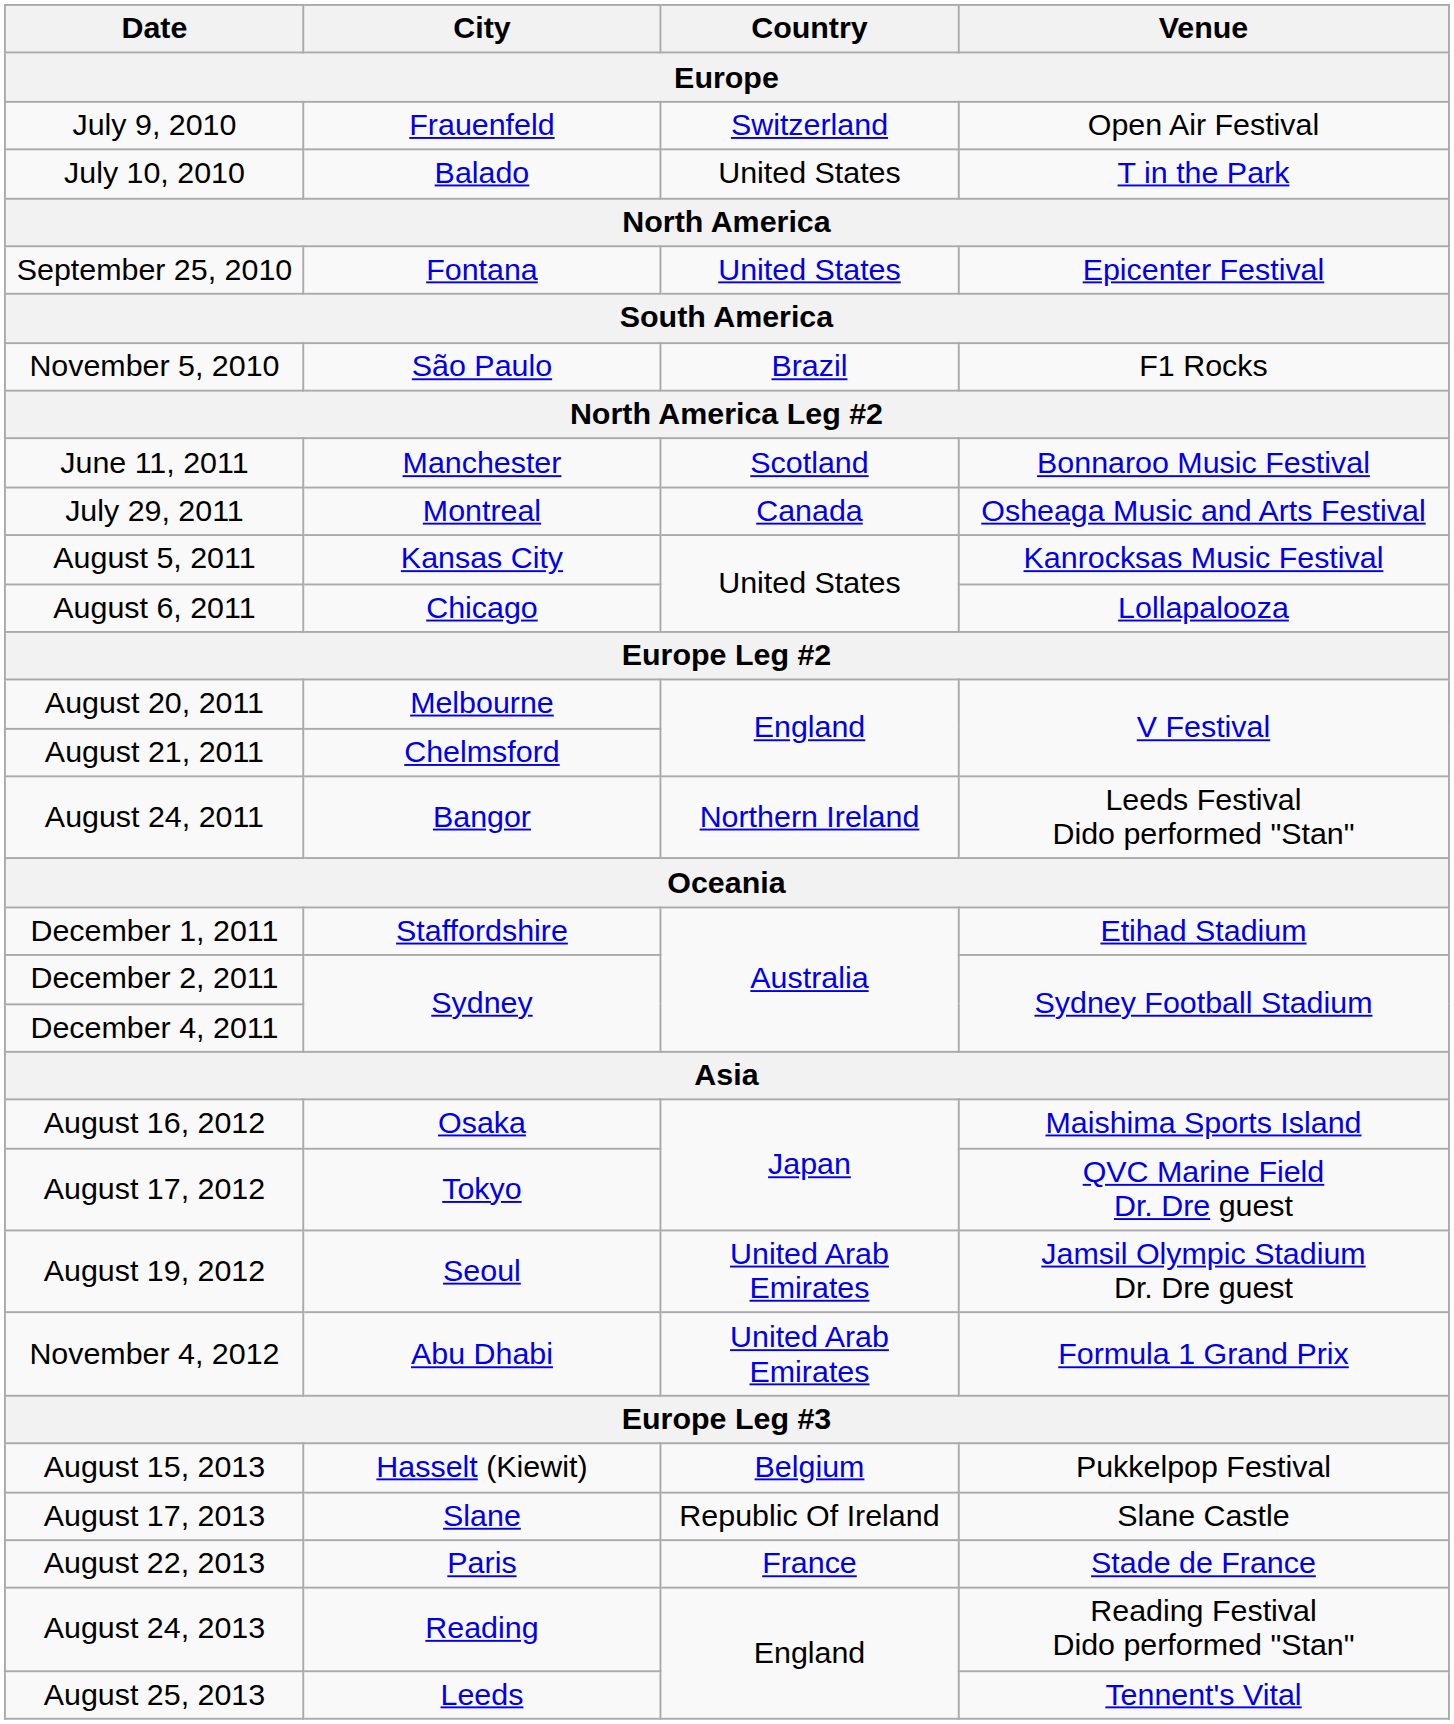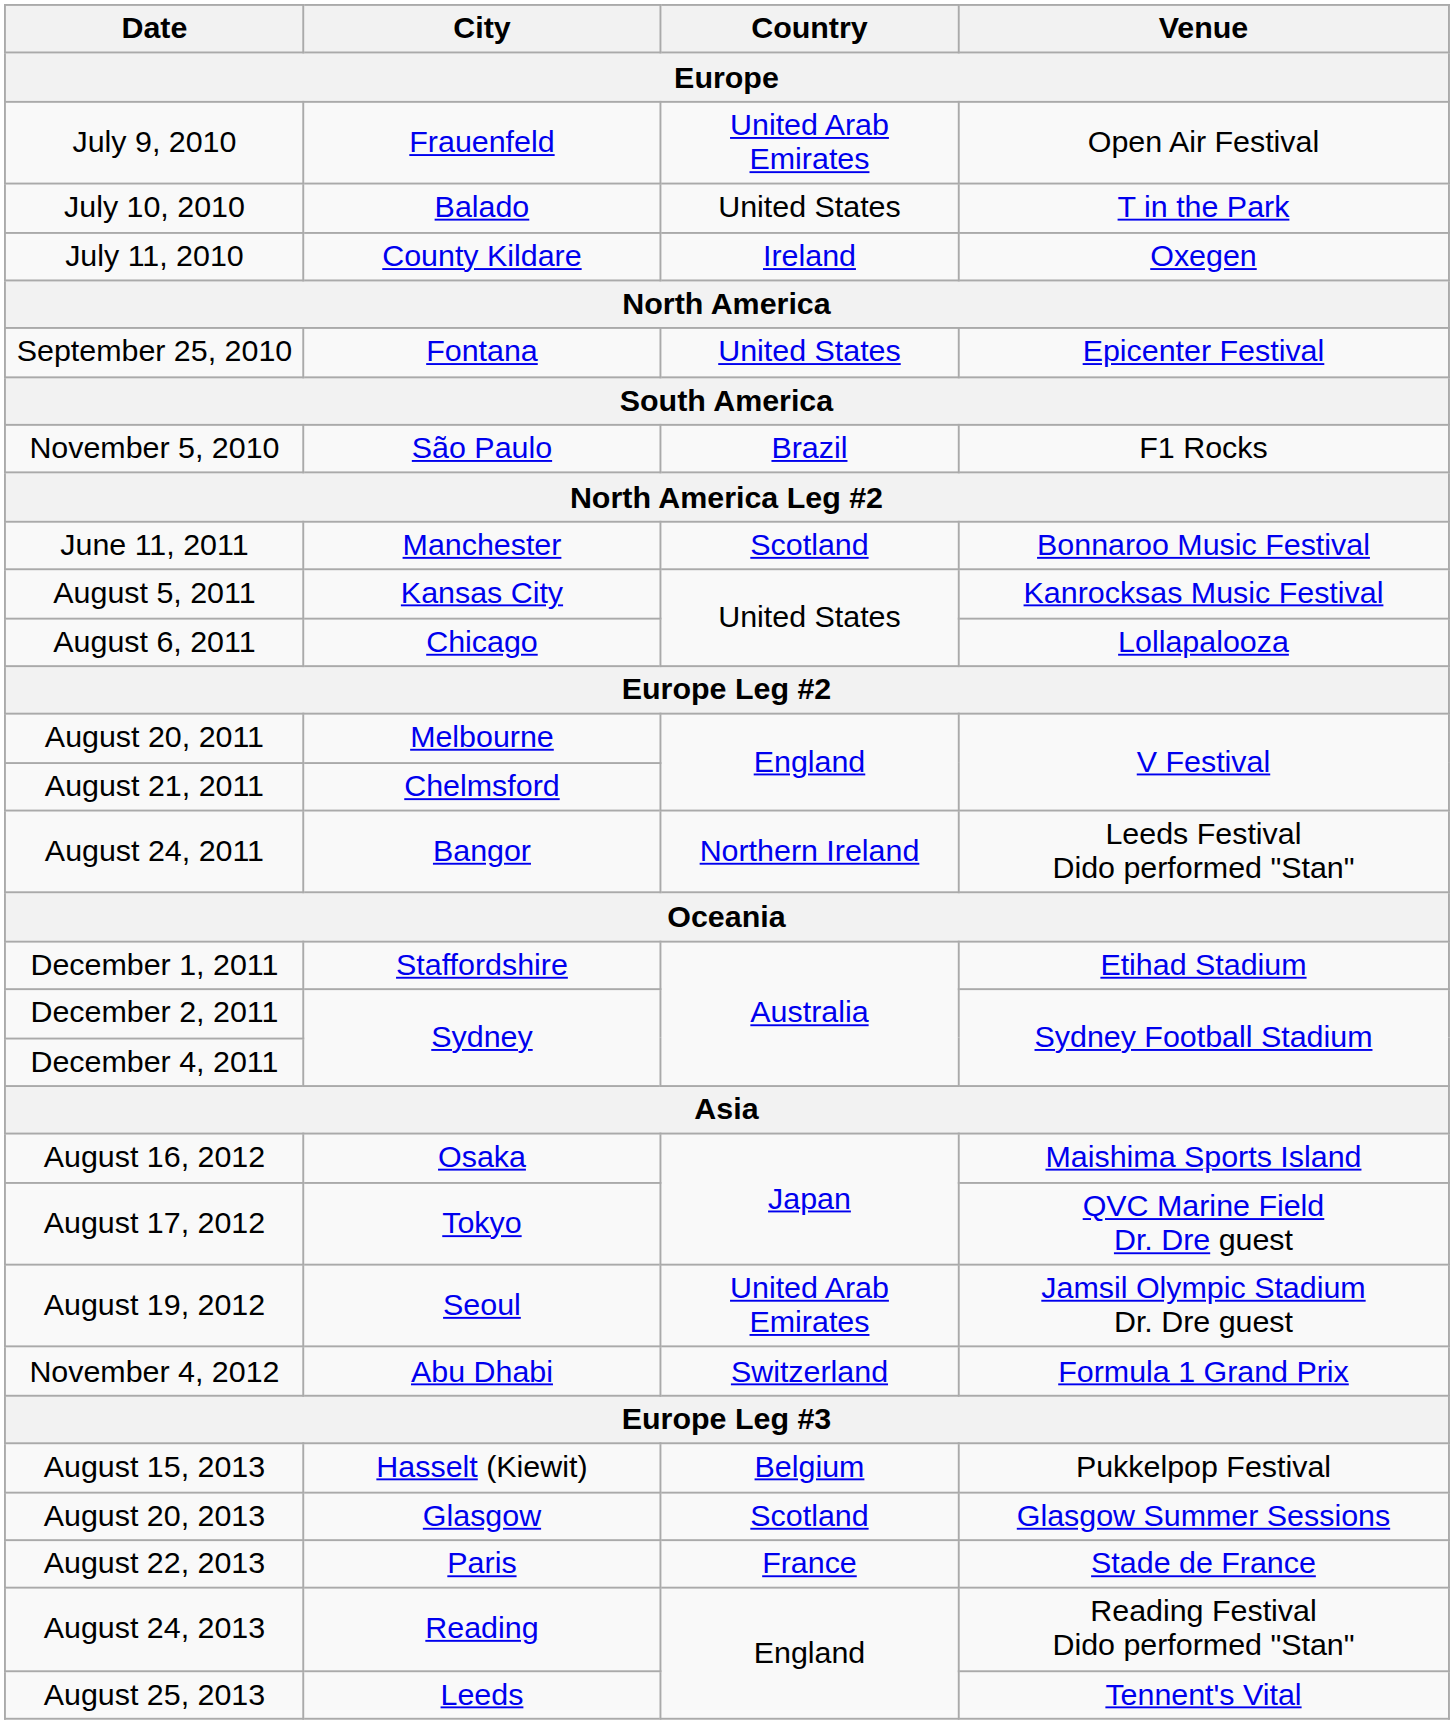(809, 125) Switzerland -> (809, 142) United Arab Emirates
+ row: (154, 255)
- row: (154, 510)
(809, 1353) United Arab Emirates -> (809, 1370) Switzerland
- row: (154, 1515)
+ row: (154, 1515)
